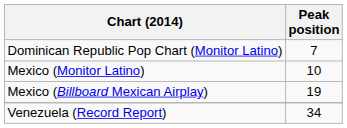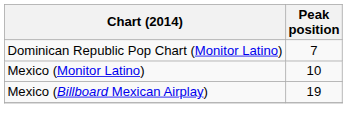- row: (87, 112)
